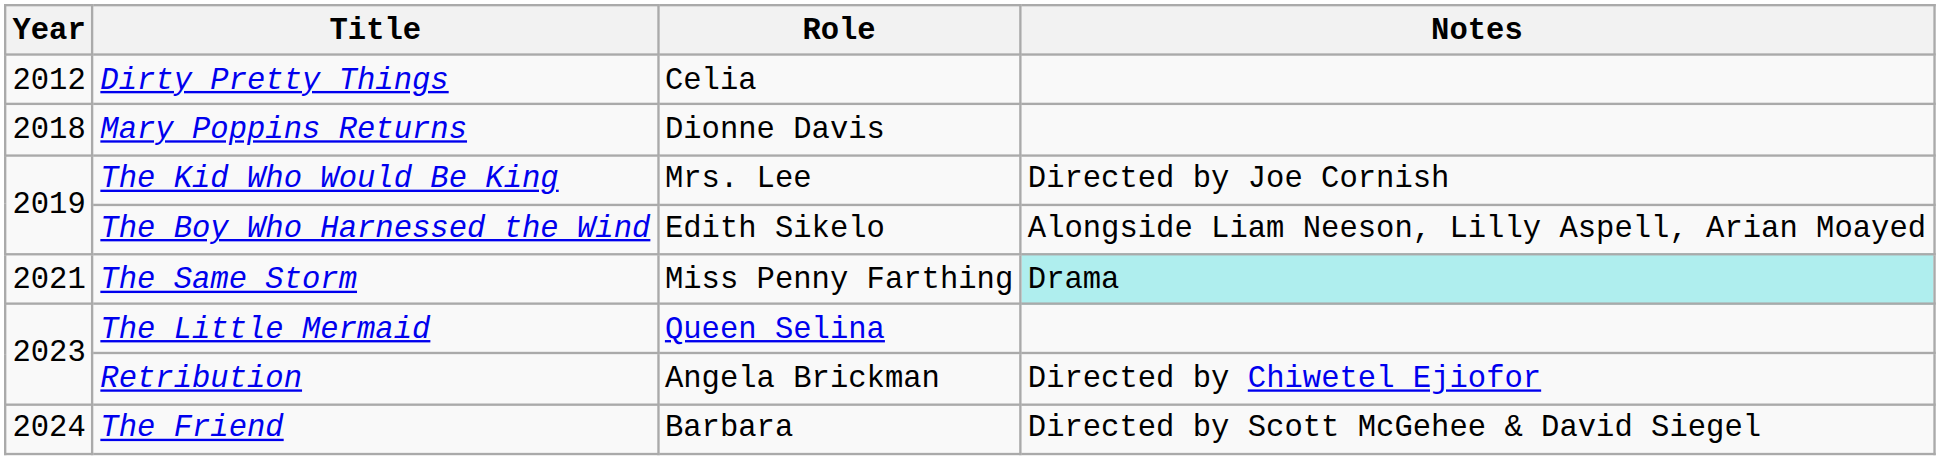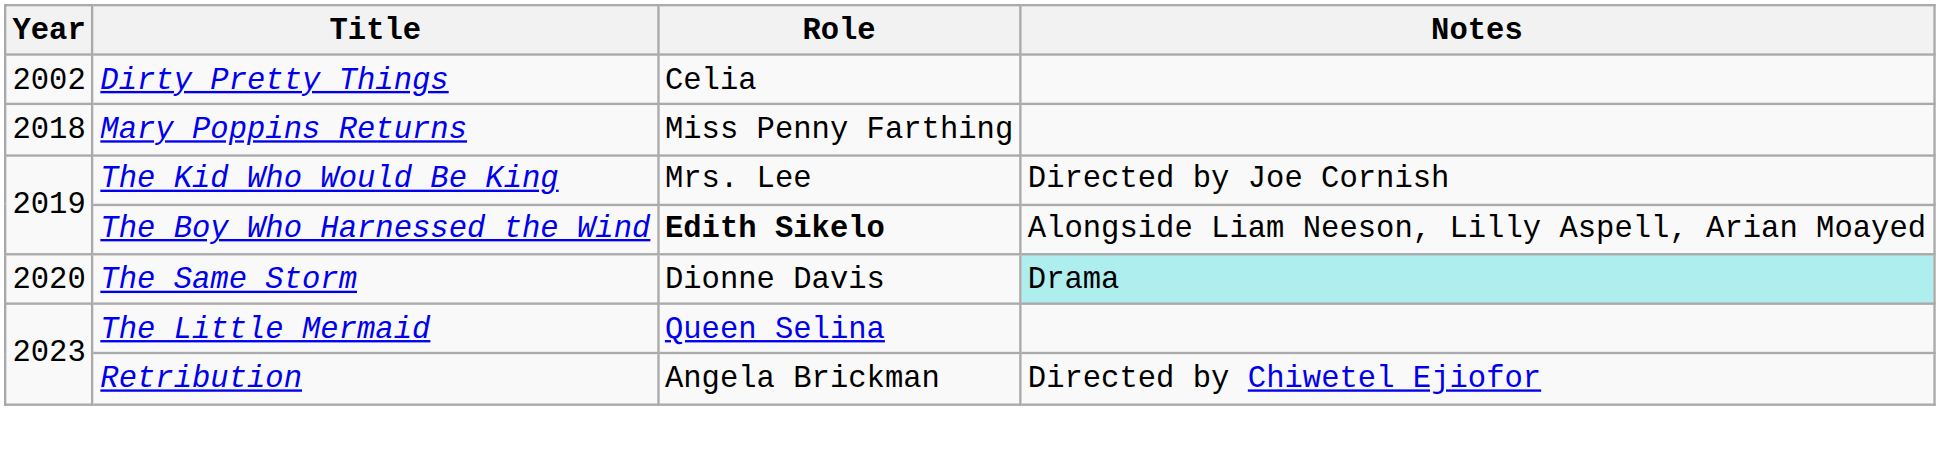(49, 80) 2012 -> (49, 80) 2002
(775, 130) Dionne Davis -> (839, 130) Miss Penny Farthing
(775, 229) normal -> (775, 229) bold
(49, 279) 2021 -> (49, 279) 2020
(839, 279) Miss Penny Farthing -> (775, 279) Dionne Davis
- row: (192, 428)
